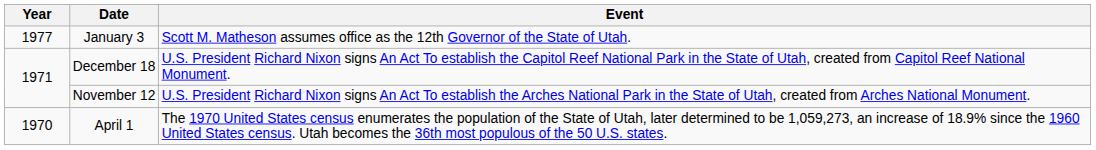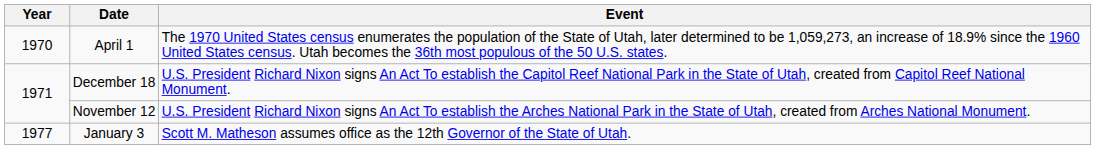rows swapped: (114, 37) <-> (114, 125)
